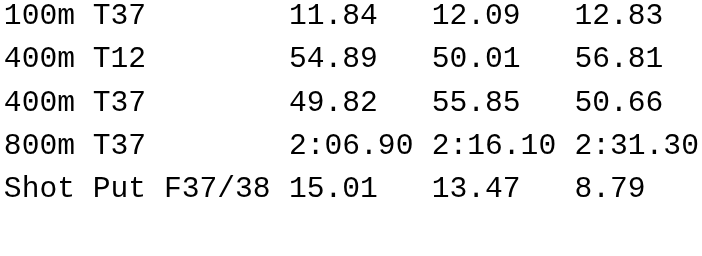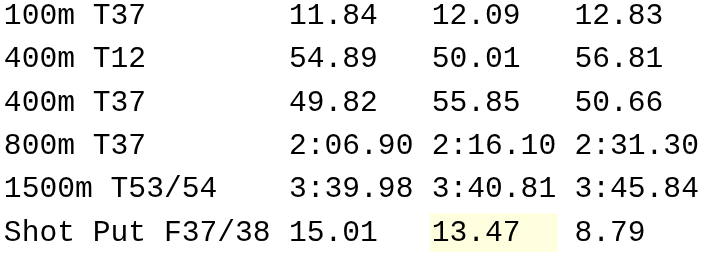+ row: (111, 189)
(476, 189) no background -> (476, 233) lightyellow background
